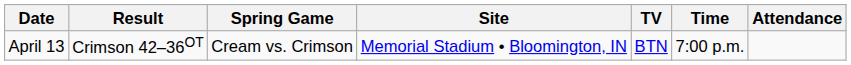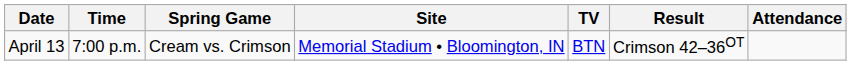columns swapped: (710, 18) <-> (138, 18)
